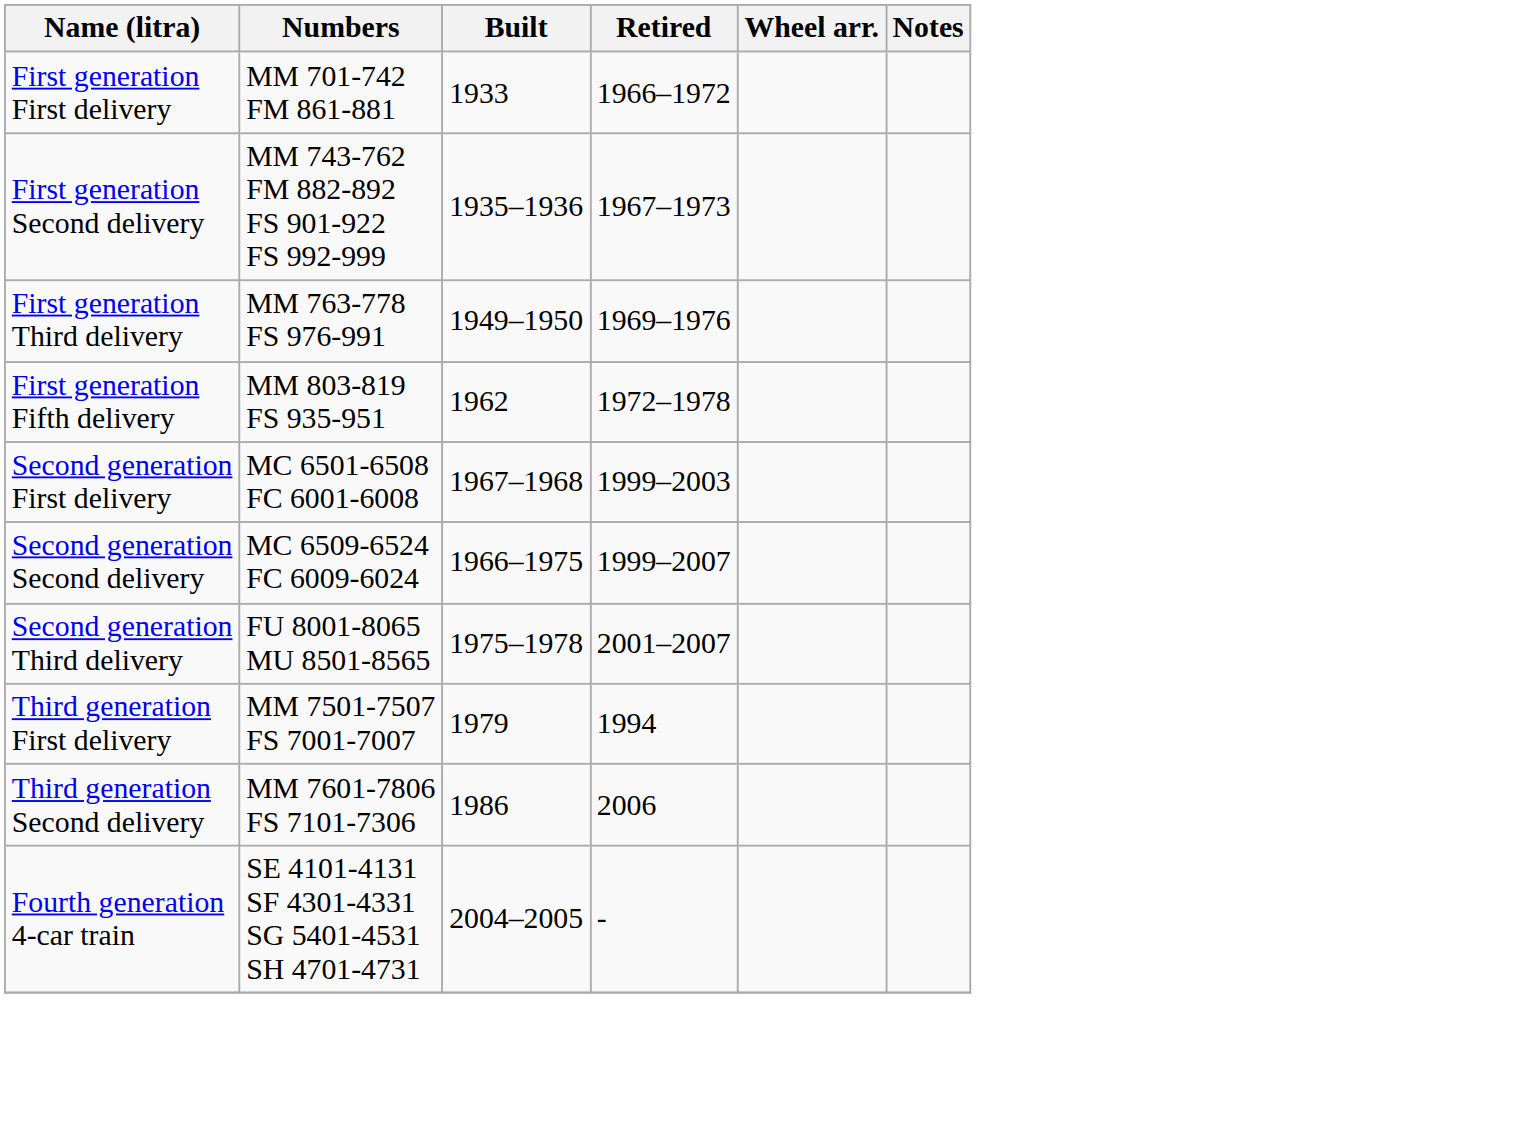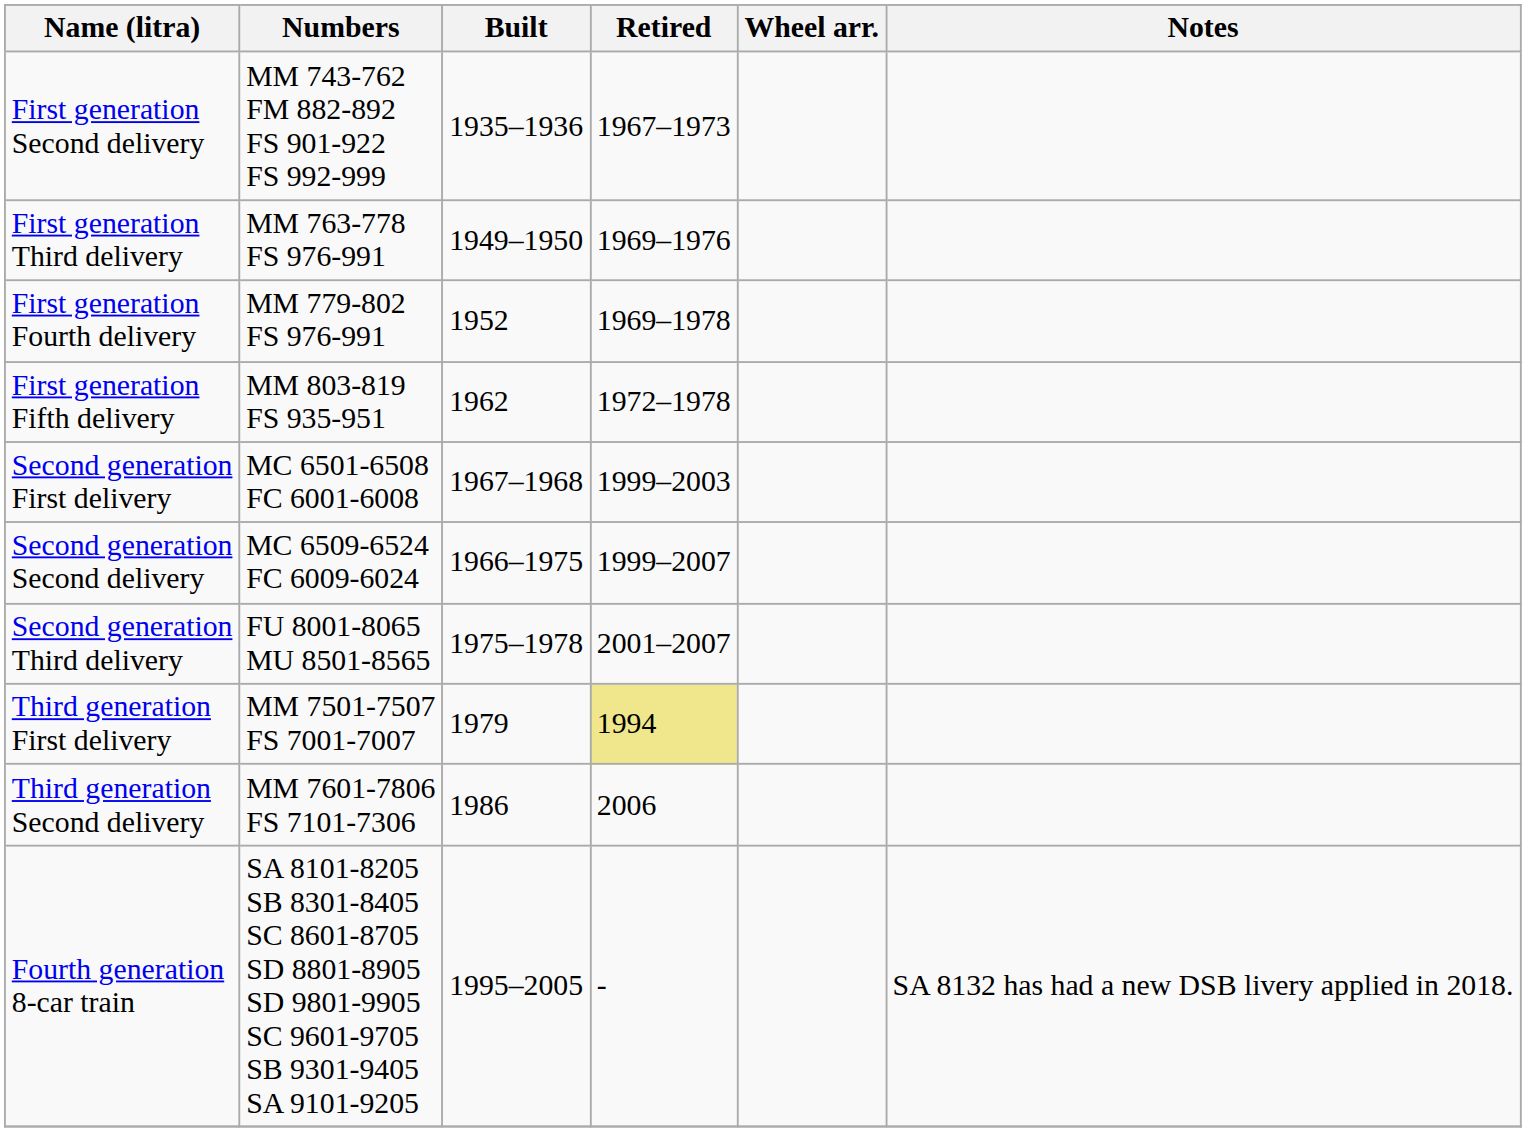- row: (106, 92)
+ row: (106, 320)
(627, 723) no background -> (627, 723) khaki background
+ row: (118, 985)
- row: (118, 918)
